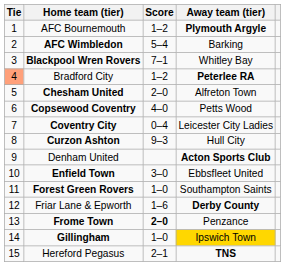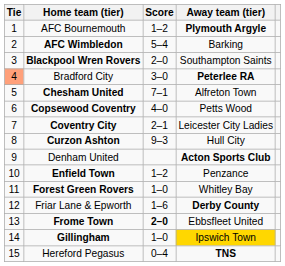(159, 60) 7–1 -> (159, 60) 2–0
(226, 60) Whitley Bay -> (226, 60) Southampton Saints
(159, 76) 1–2 -> (159, 76) 3–0
(159, 92) 2–0 -> (159, 92) 7–1
(159, 125) 0–4 -> (159, 125) 2–1
(159, 173) 3–0 -> (159, 173) 1–2
(226, 173) Ebbsfleet United -> (226, 173) Penzance
(226, 189) Southampton Saints -> (226, 189) Whitley Bay
(226, 221) Penzance -> (226, 221) Ebbsfleet United
(159, 253) 2–1 -> (159, 253) 0–4
